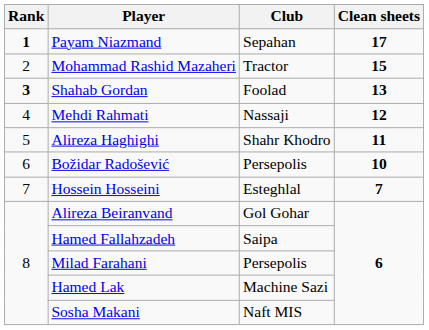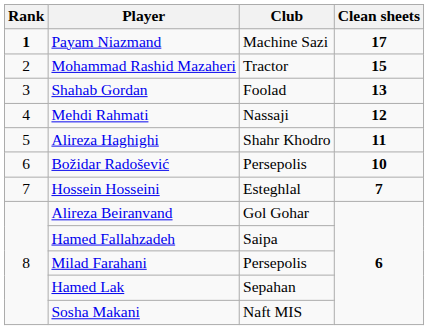(269, 41) Sepahan -> (286, 41) Machine Sazi
(26, 90) bold -> (26, 90) normal
(286, 287) Machine Sazi -> (269, 287) Sepahan
